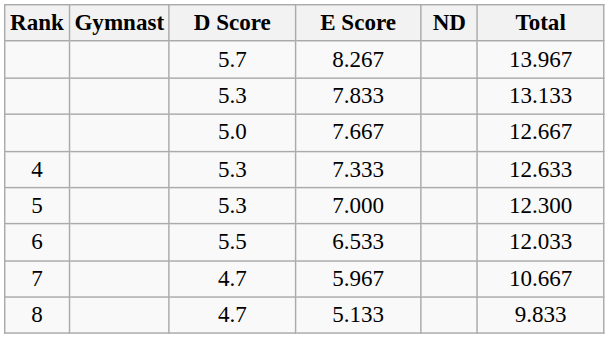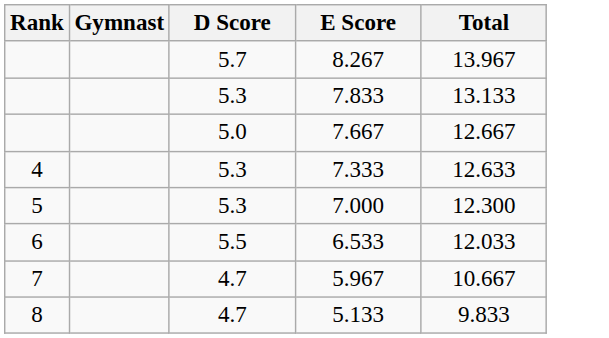- column: (449, 22)
